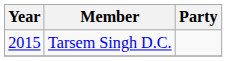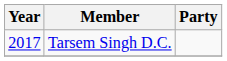(24, 42) 2015 -> (24, 42) 2017
